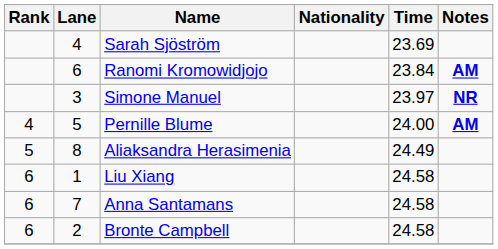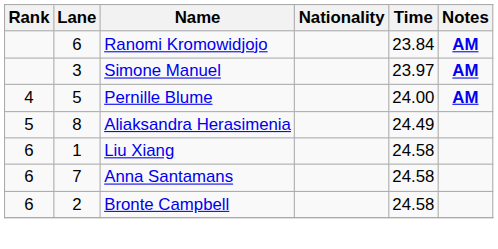- row: (162, 44)
(465, 97) NR -> (465, 71) AM
